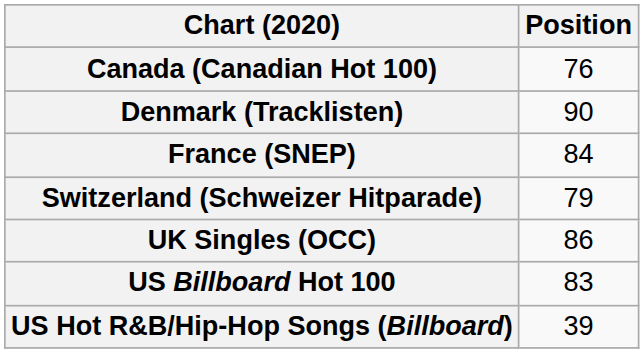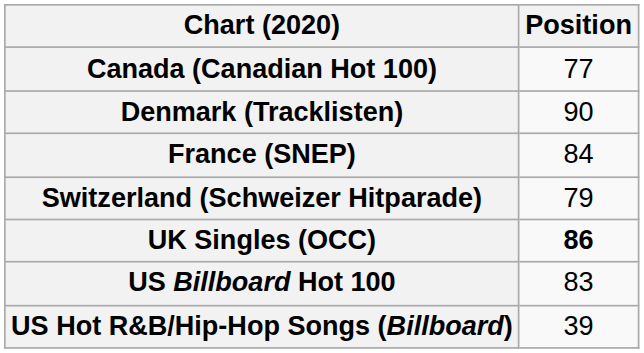(579, 68) 76 -> (579, 68) 77
(579, 240) normal -> (579, 240) bold
